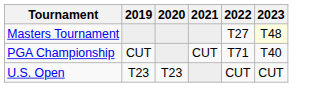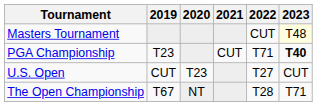(238, 34) T27 -> (263, 34) CUT
(139, 53) CUT -> (163, 53) T23
(271, 53) normal -> (296, 53) bold
(139, 73) T23 -> (163, 73) CUT
(238, 73) CUT -> (263, 73) T27
+ row: (76, 92)
